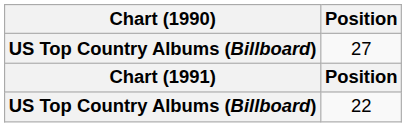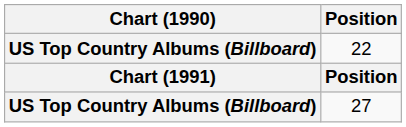rows swapped: (361, 106) <-> (361, 48)
